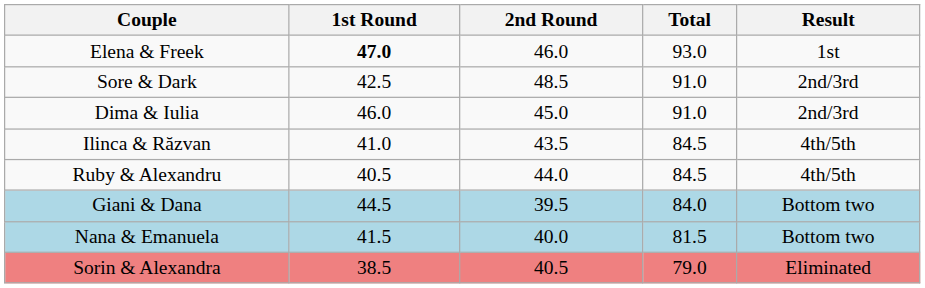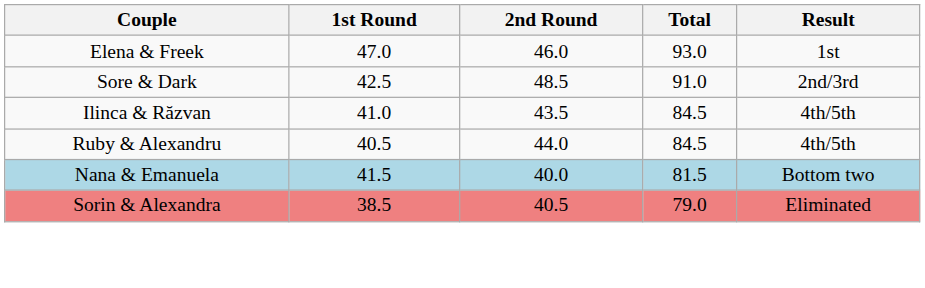(374, 50) bold -> (374, 50) normal
- row: (147, 112)
- row: (147, 205)
